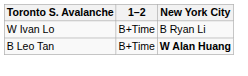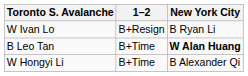(137, 29) B+Time -> (142, 29) B+Resign
+ row: (35, 63)
